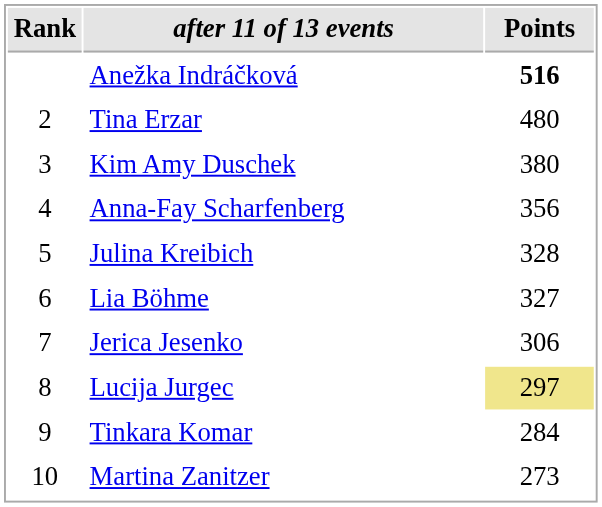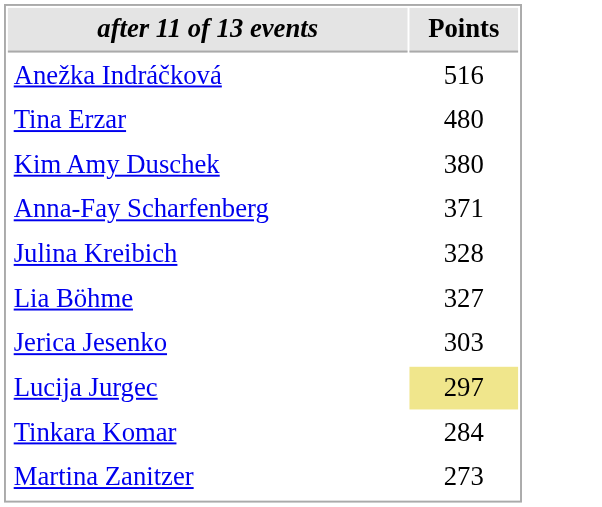- column: (45, 28)
(540, 75) bold -> (464, 75) normal
(540, 209) 356 -> (464, 209) 371
(540, 343) 306 -> (464, 343) 303
